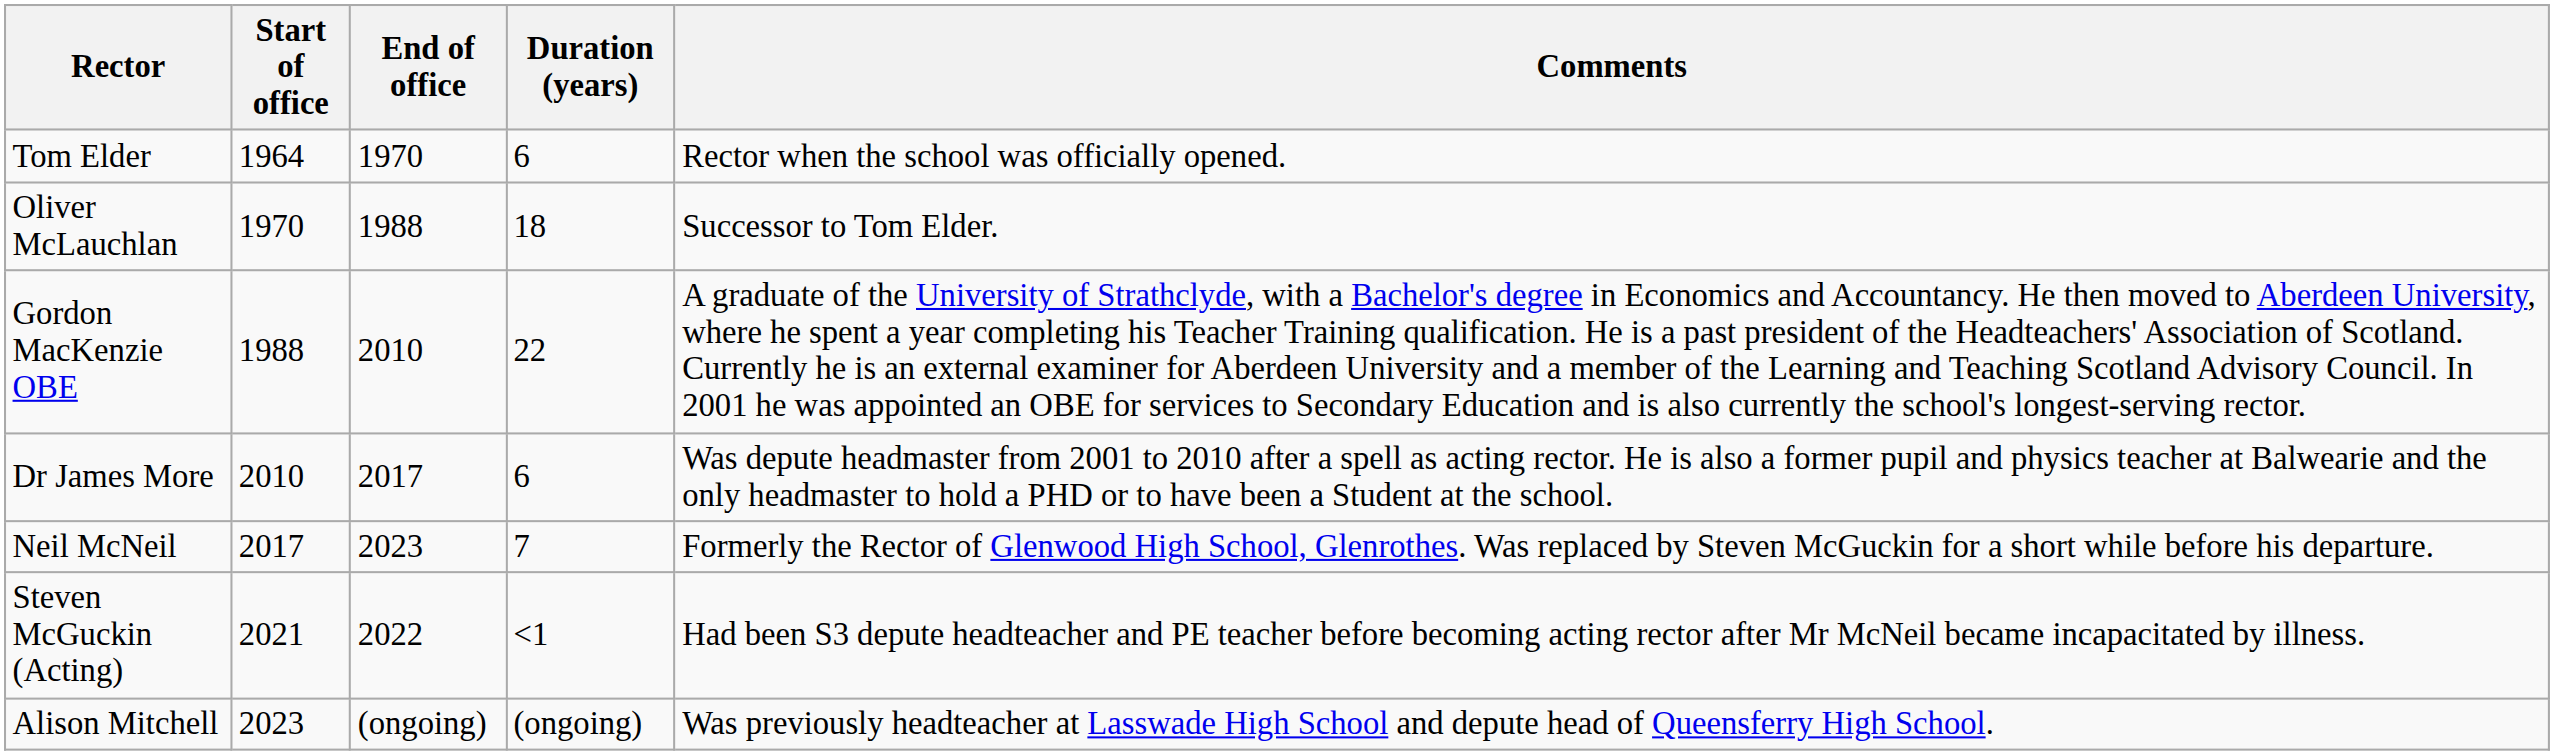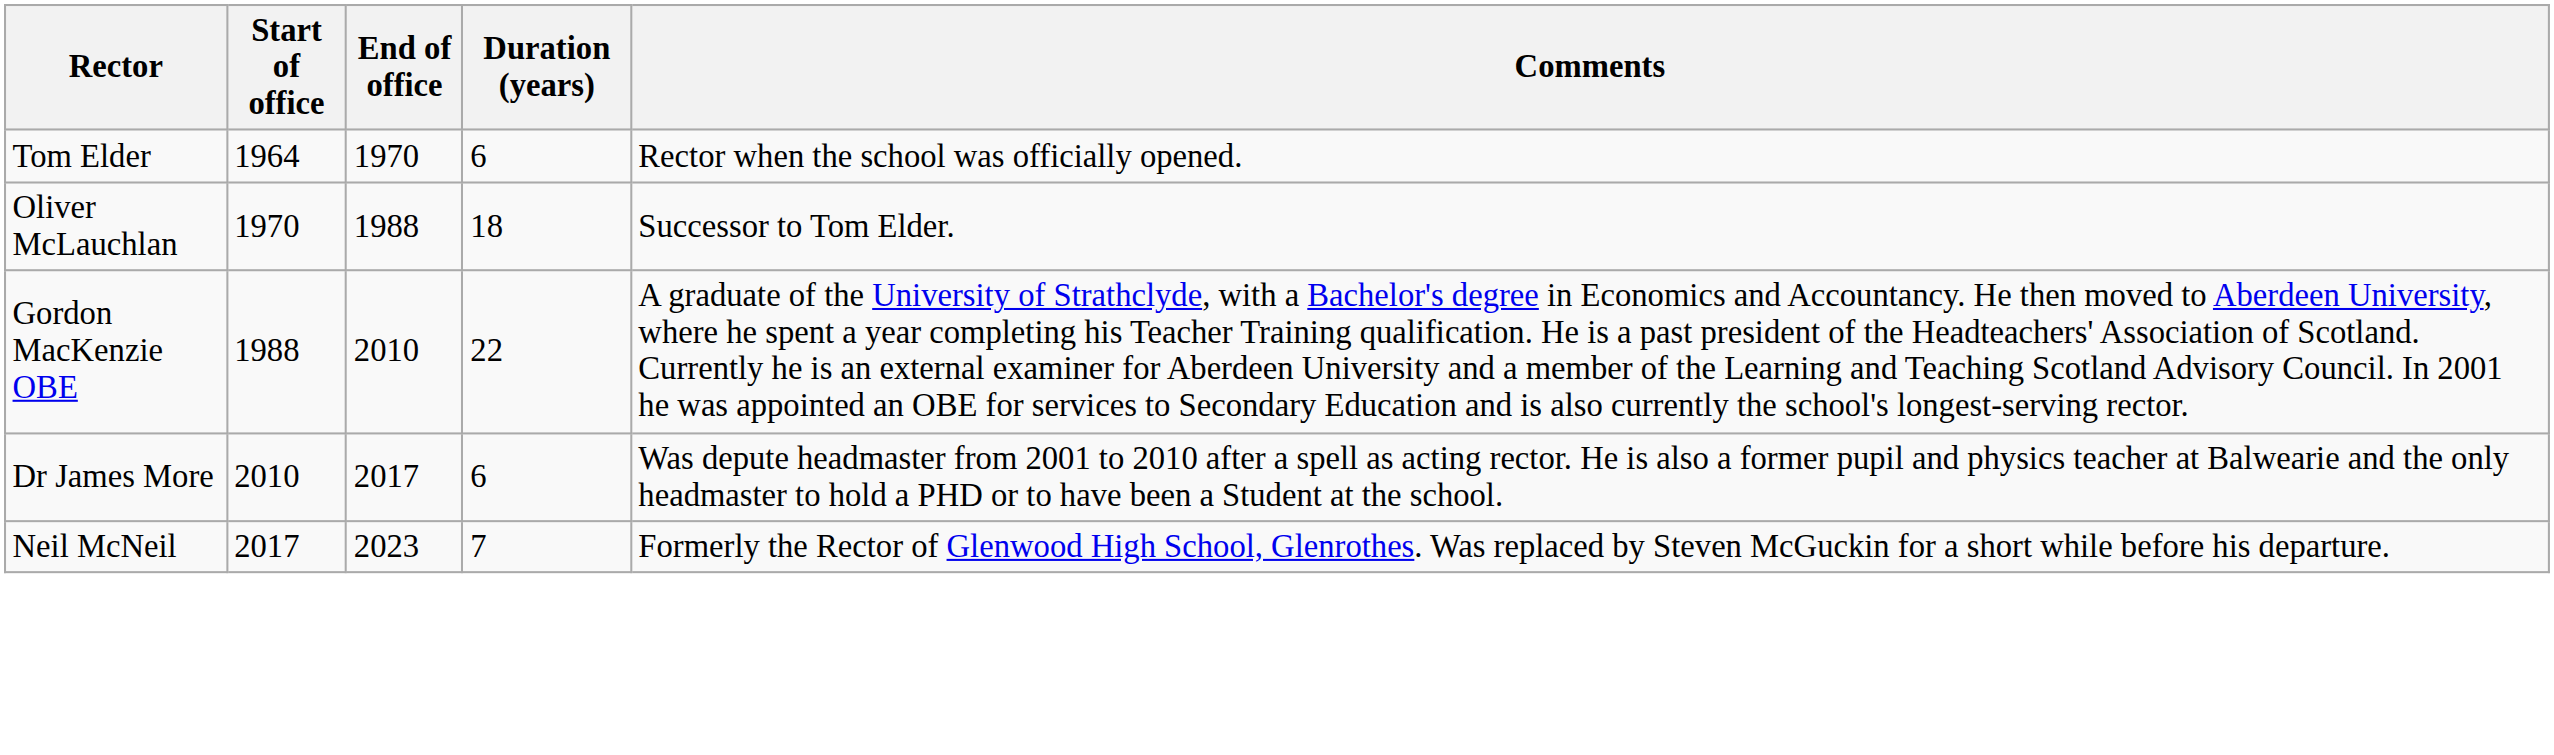- row: (82, 634)
- row: (115, 723)
